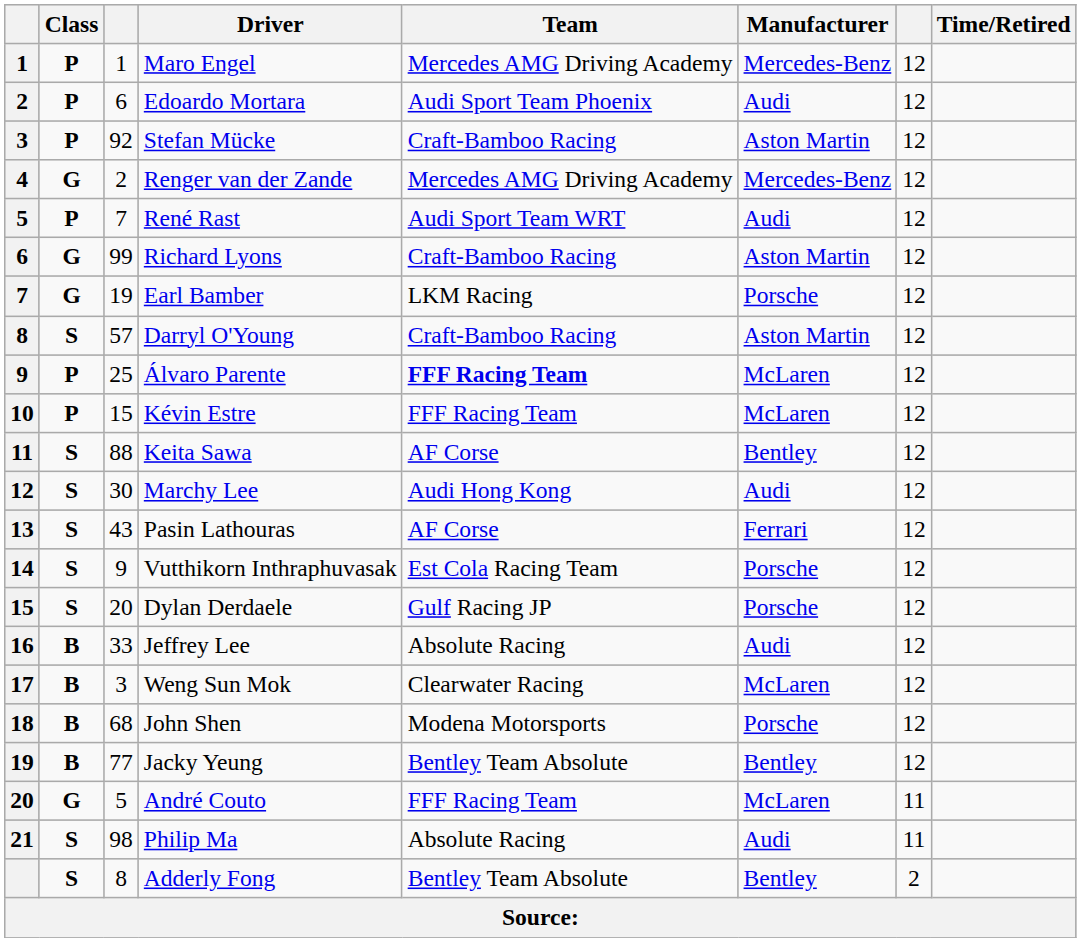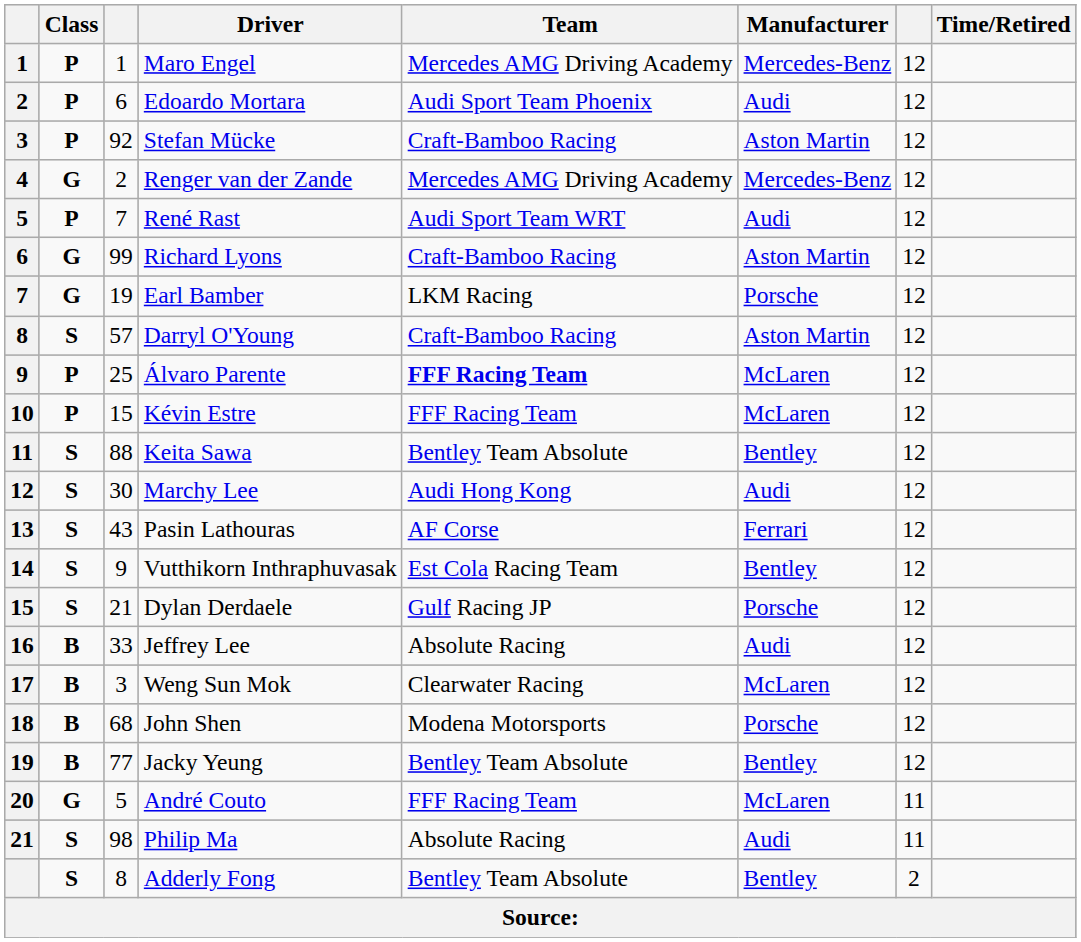(453, 451) AF Corse -> (518, 451) Bentley Team Absolute
(781, 567) Porsche -> (780, 567) Bentley
(121, 606) 20 -> (121, 606) 21
